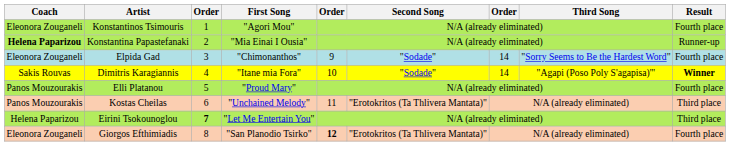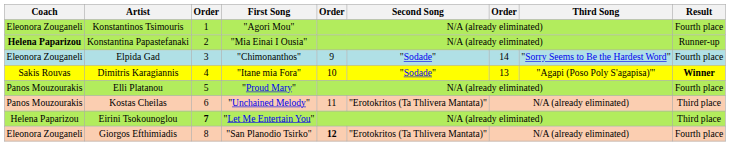(504, 73) 14 -> (504, 73) 13
